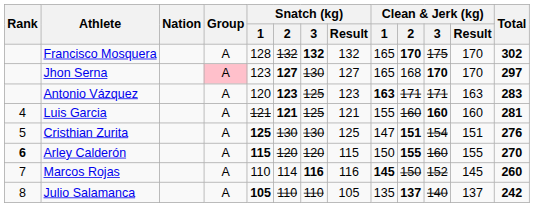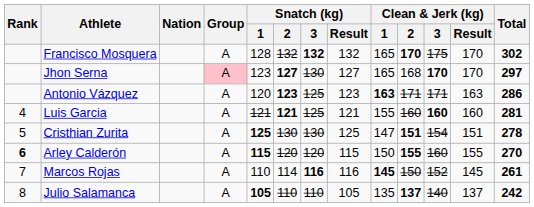(512, 93) 283 -> (512, 93) 286
(512, 133) 276 -> (512, 133) 278
(512, 172) 260 -> (512, 172) 261
